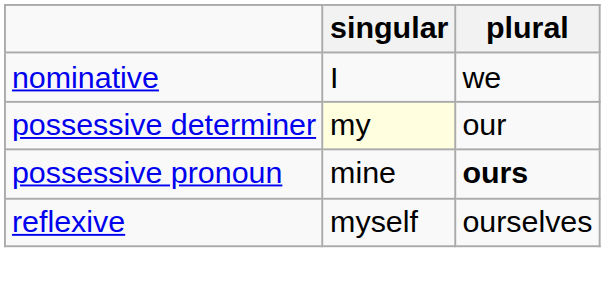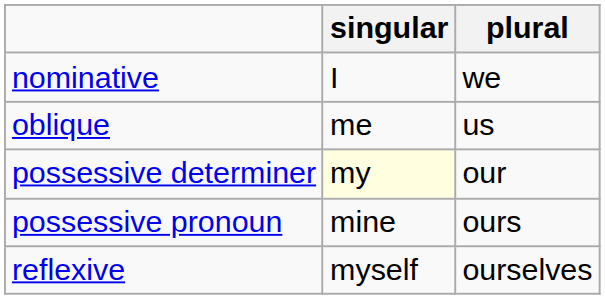+ row: (61, 125)
(495, 173) bold -> (492, 221) normal
